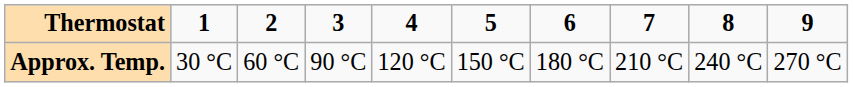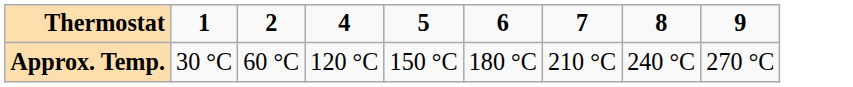- column: (338, 23)
